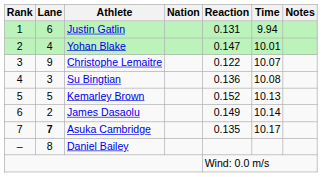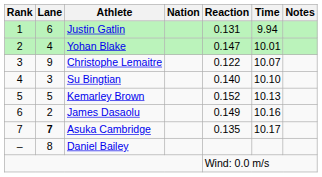(227, 79) 0.136 -> (227, 79) 0.140
(267, 79) 10.08 -> (267, 79) 10.10
(267, 113) 10.14 -> (267, 113) 10.16
